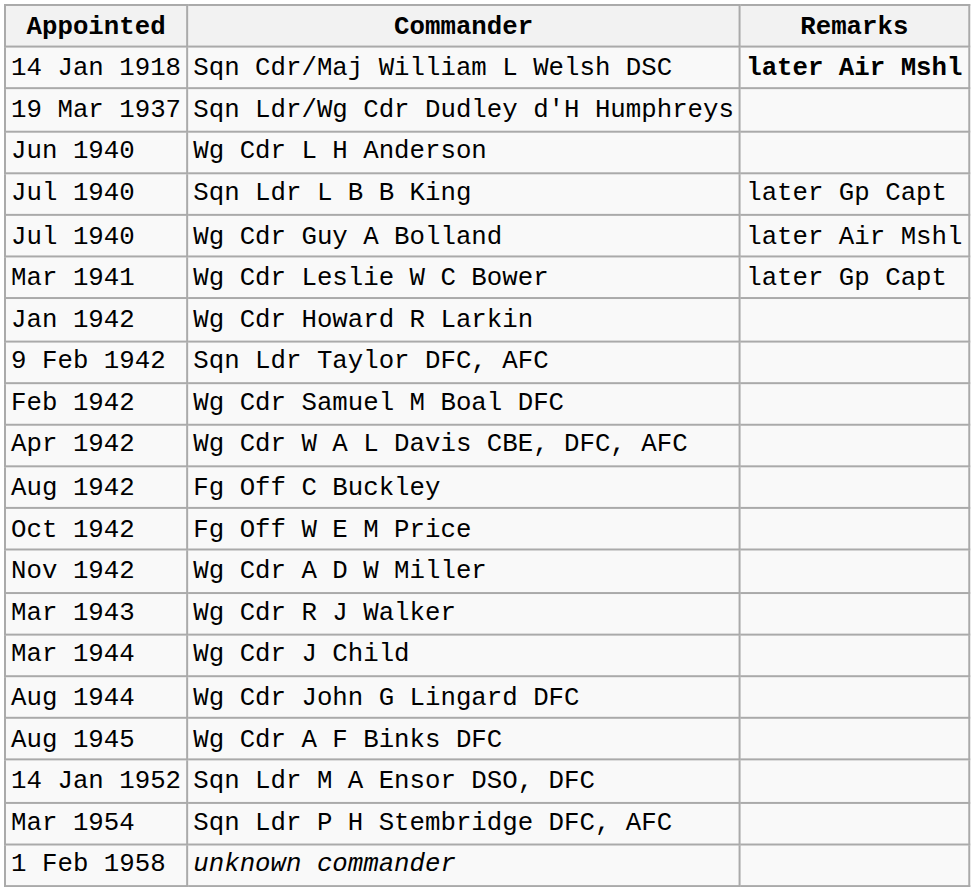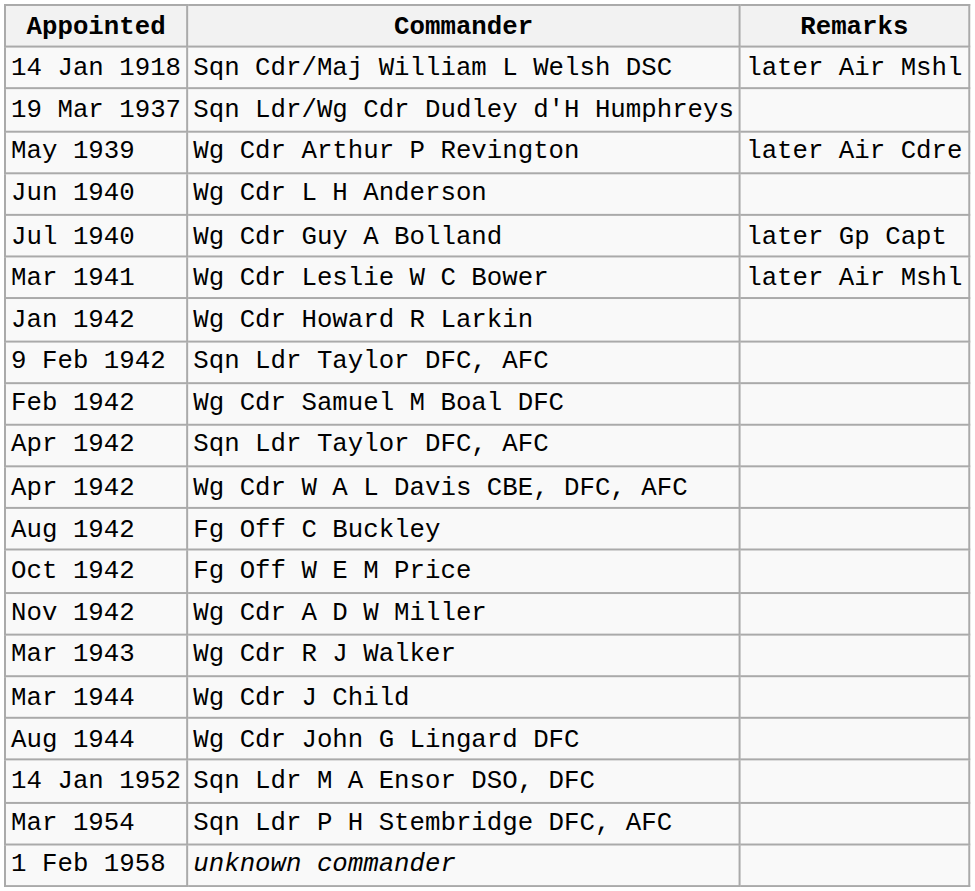(854, 68) bold -> (854, 68) normal
+ row: (73, 152)
- row: (73, 194)
(854, 236) later Air Mshl -> (847, 236) later Gp Capt
(847, 278) later Gp Capt -> (854, 278) later Air Mshl
+ row: (73, 445)
- row: (73, 739)
